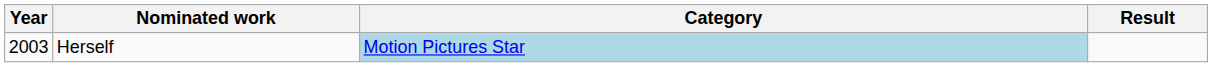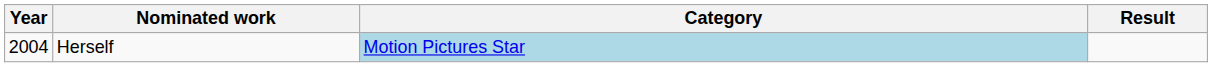(29, 47) 2003 -> (29, 47) 2004
